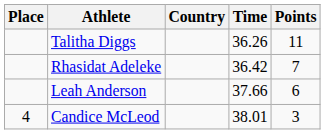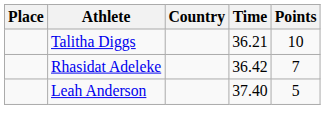(250, 41) 36.26 -> (250, 41) 36.21
(296, 41) 11 -> (296, 41) 10
(250, 91) 37.66 -> (250, 91) 37.40
(296, 91) 6 -> (296, 91) 5
- row: (105, 116)
